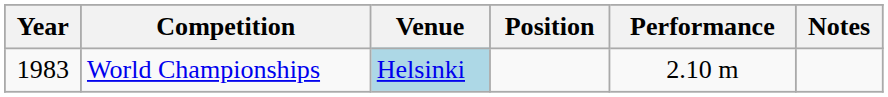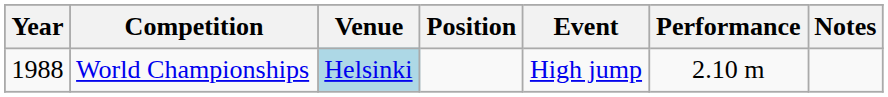+ column: (586, 26)
(43, 69) 1983 -> (37, 69) 1988
